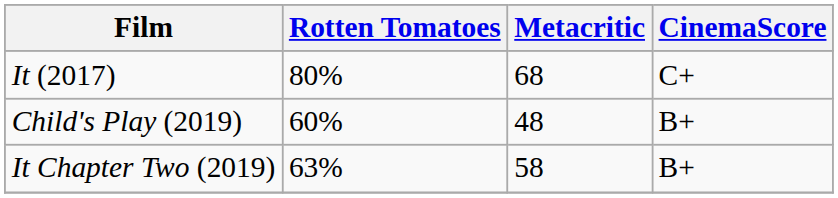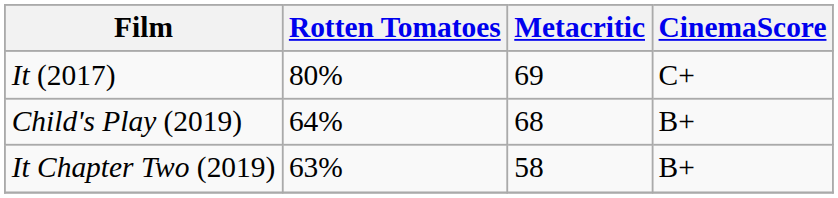(529, 74) 68 -> (529, 74) 69
(316, 121) 60% -> (316, 121) 64%
(529, 121) 48 -> (529, 121) 68
